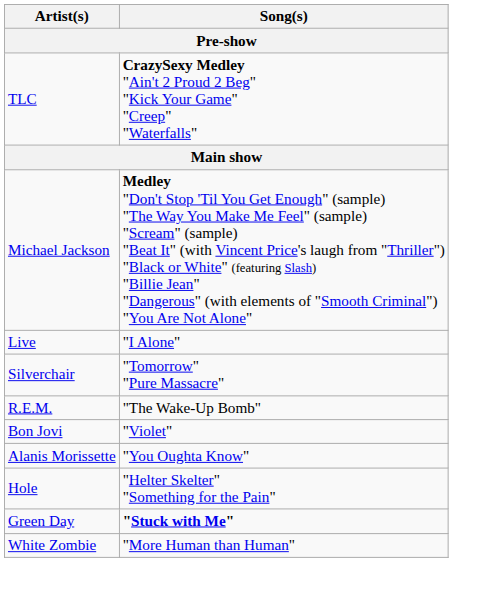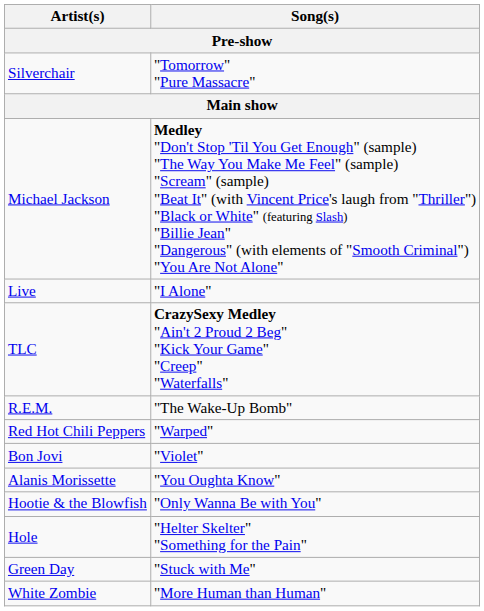rows swapped: (41, 374) <-> (22, 98)
+ row: (77, 431)
+ row: (77, 504)
(178, 521) bold -> (205, 569) normal
